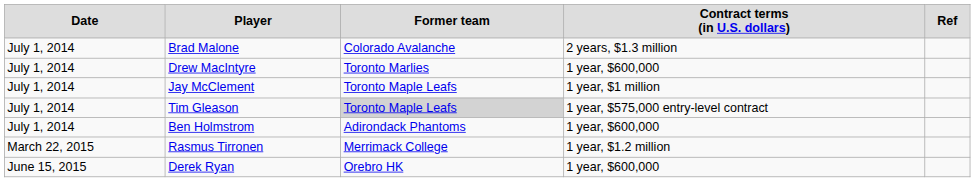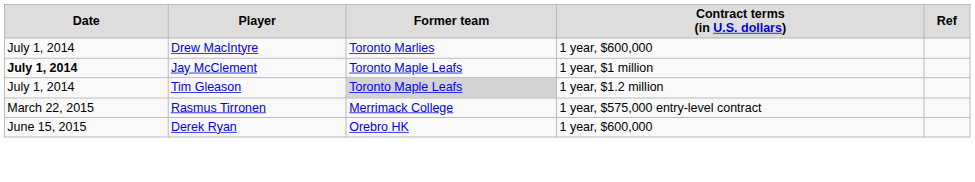- row: (204, 48)
(41, 87) normal -> (42, 68) bold
(667, 107) 1 year, $575,000 entry-level contract -> (612, 87) 1 year, $1.2 million
- row: (211, 127)
(618, 147) 1 year, $1.2 million -> (660, 107) 1 year, $575,000 entry-level contract
